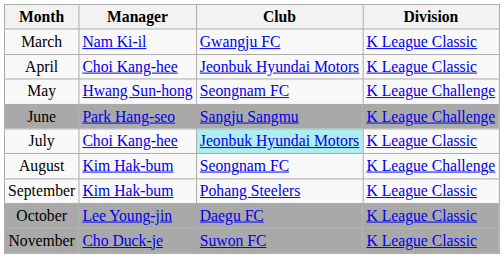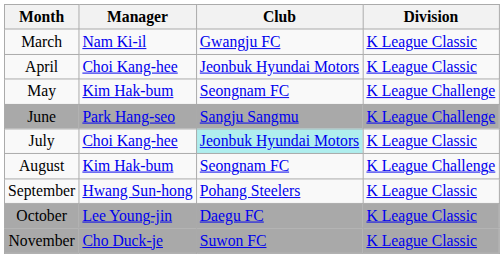(137, 91) Hwang Sun-hong -> (128, 91) Kim Hak-bum
(128, 191) Kim Hak-bum -> (137, 191) Hwang Sun-hong
